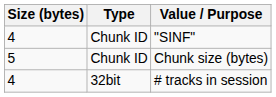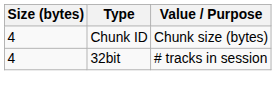- row: (175, 37)
(11, 59) 5 -> (11, 37) 4
